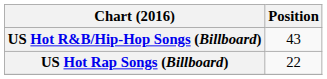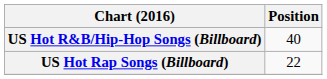(294, 39) 43 -> (294, 39) 40
